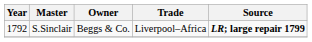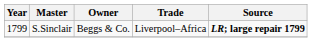(17, 28) 1792 -> (17, 28) 1799
